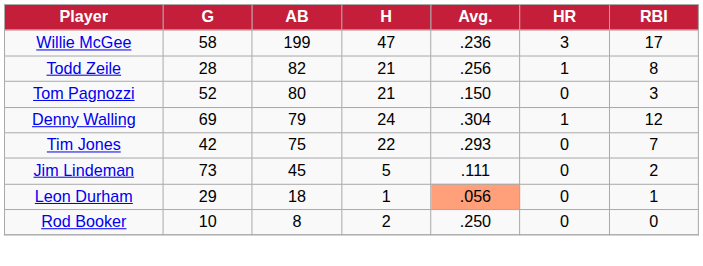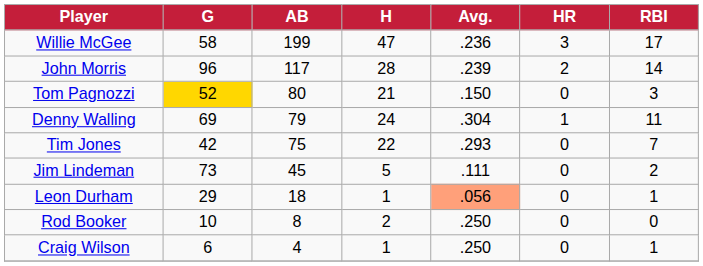+ row: (84, 68)
- row: (84, 68)
(208, 94) no background -> (208, 94) gold background
(654, 119) 12 -> (654, 119) 11
+ row: (84, 247)
